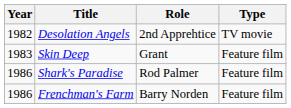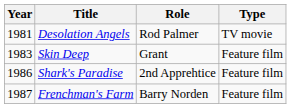(20, 34) 1982 -> (20, 34) 1981
(177, 34) 2nd Apprehtice -> (169, 34) Rod Palmer
(169, 73) Rod Palmer -> (177, 73) 2nd Apprehtice
(20, 93) 1986 -> (20, 93) 1987
